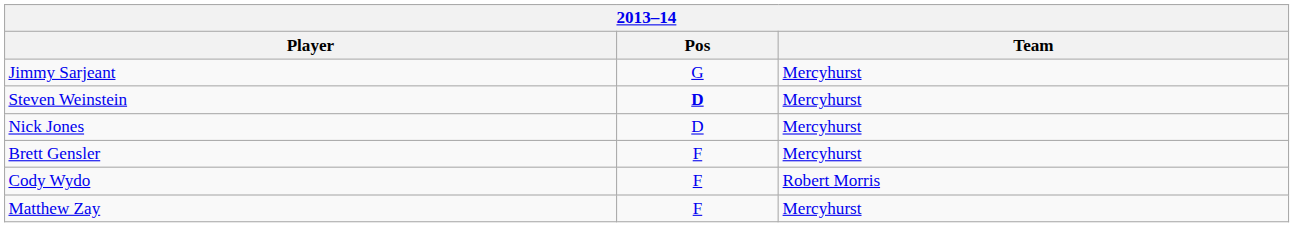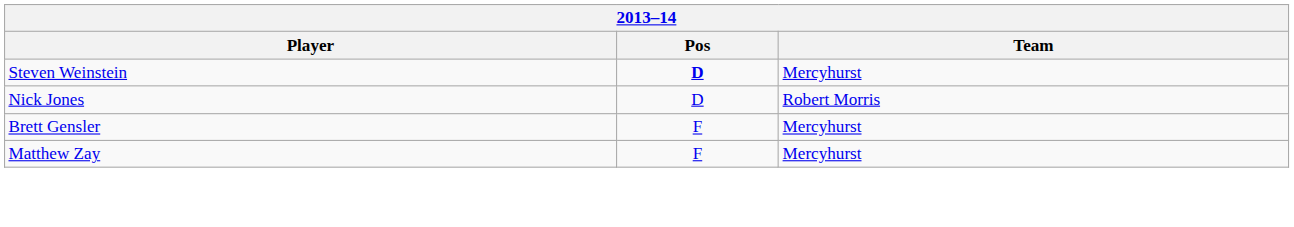- row: (62, 72)
(822, 126) Mercyhurst -> (831, 99) Robert Morris
- row: (49, 180)
